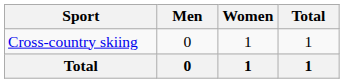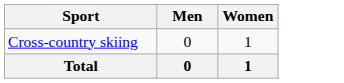- column: (308, 16)
